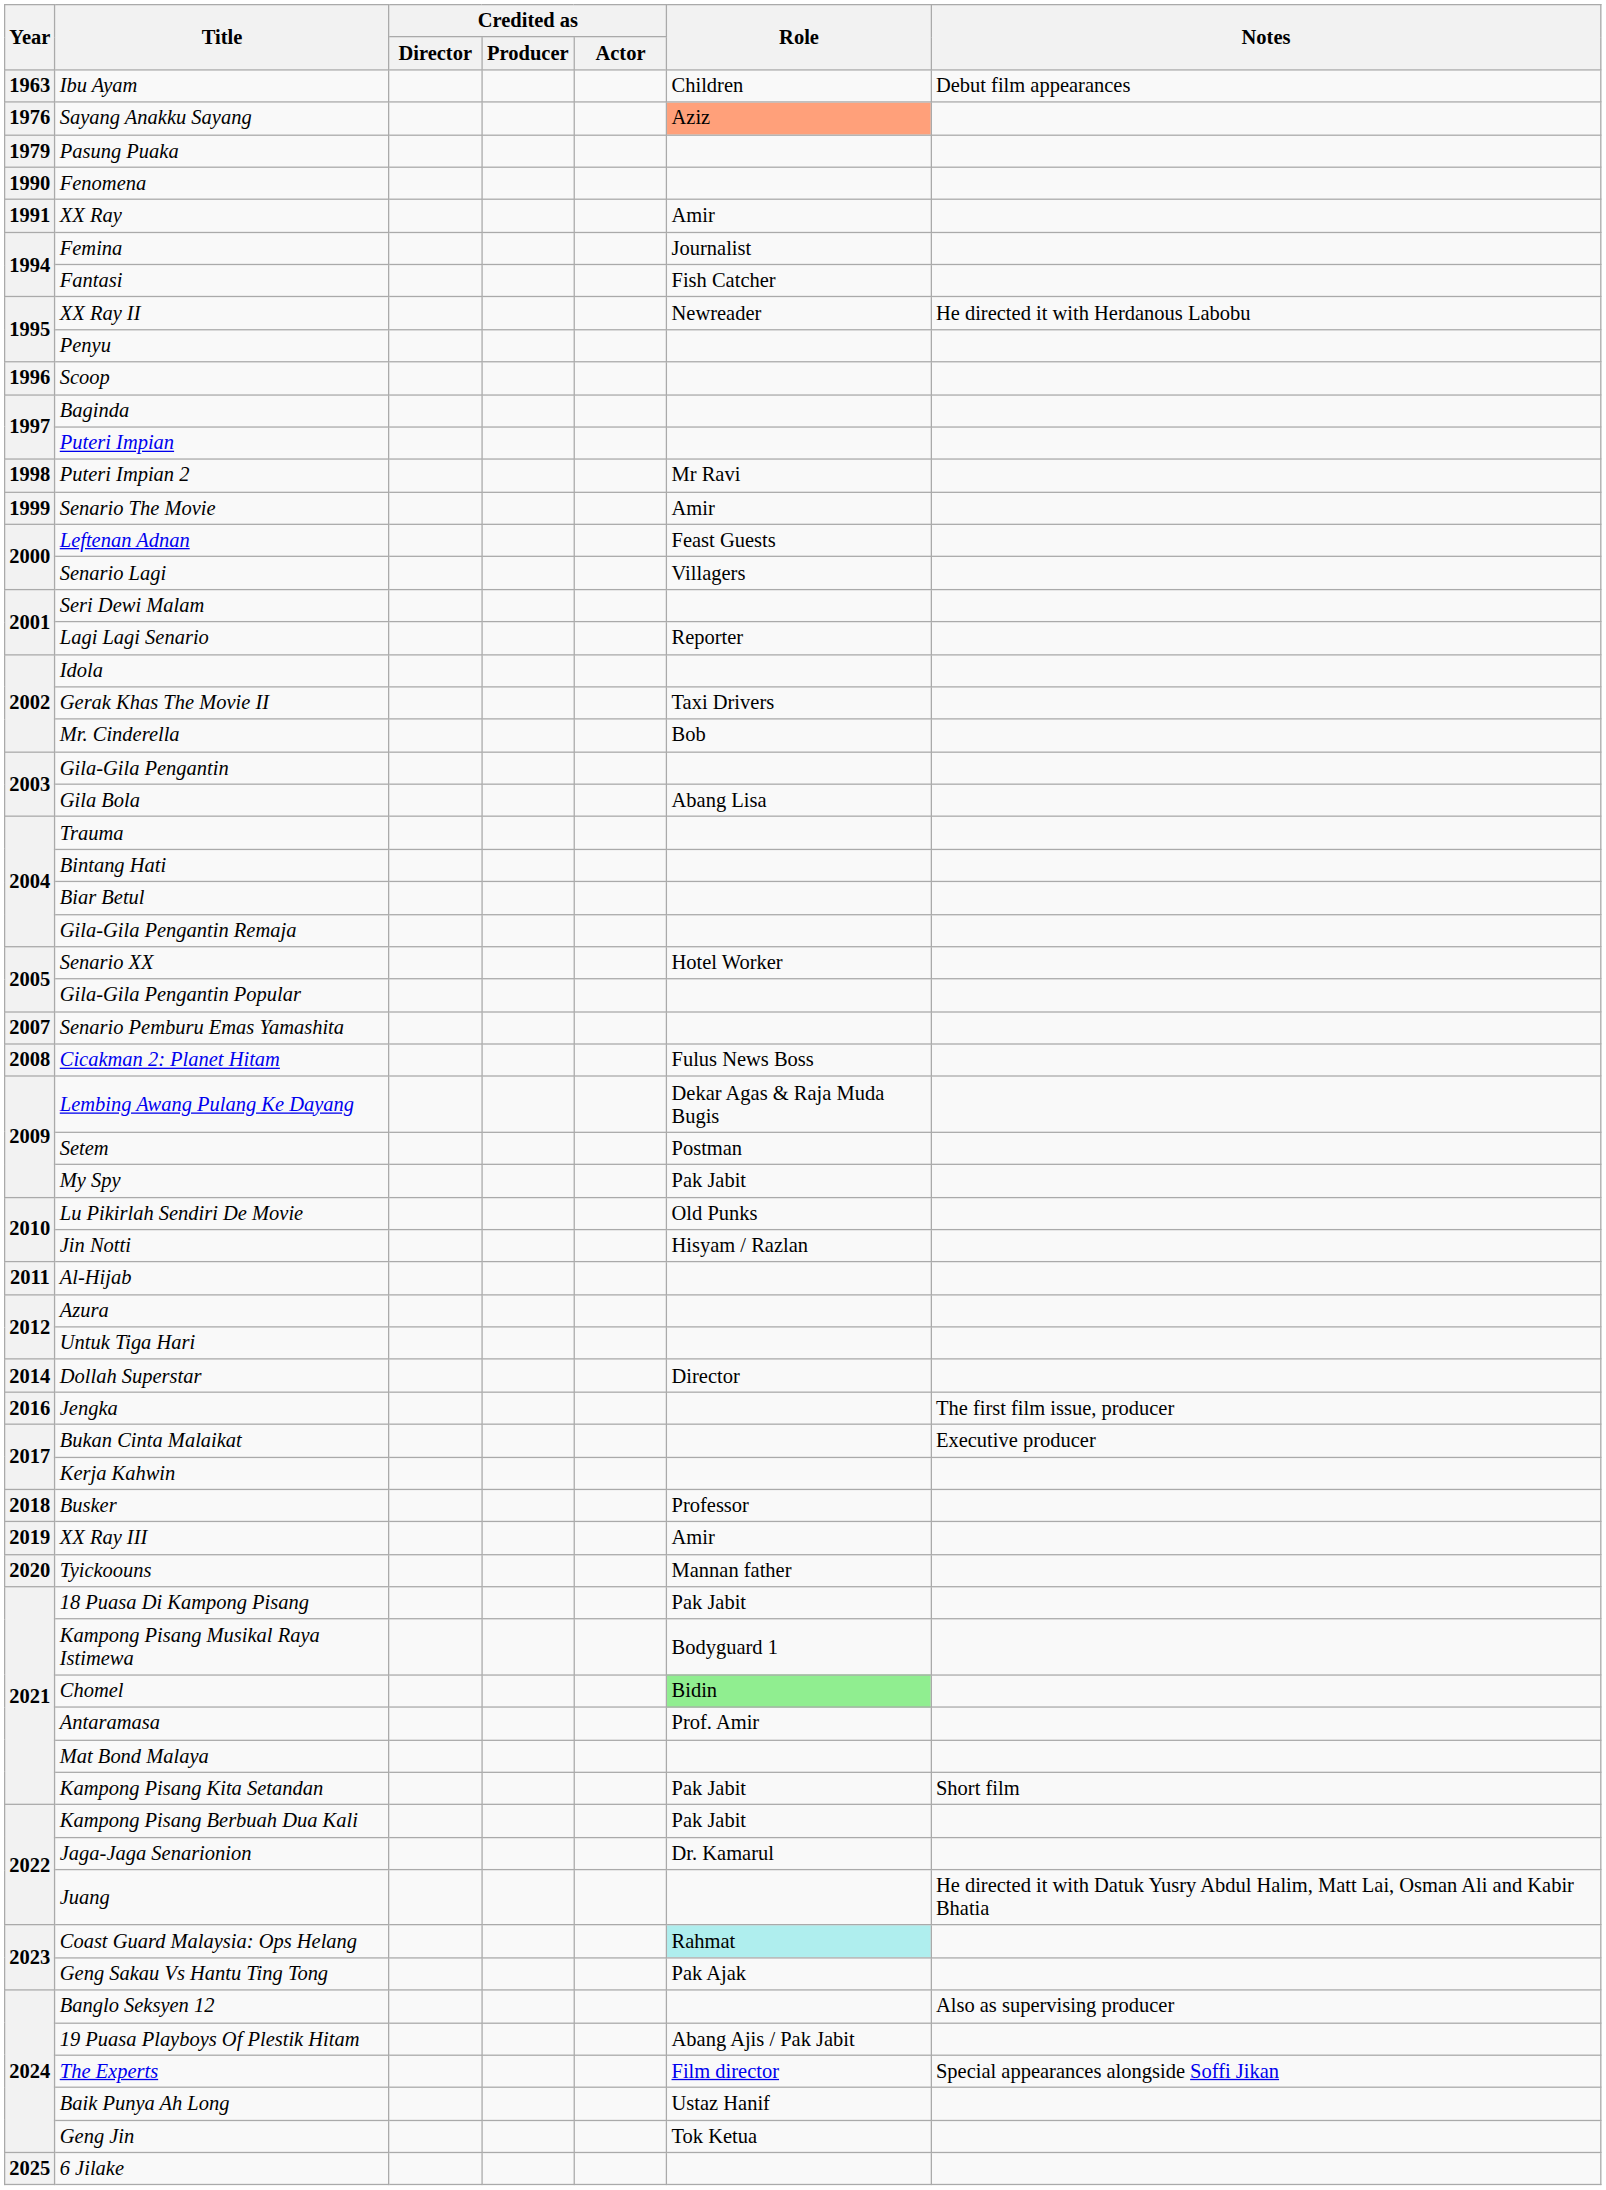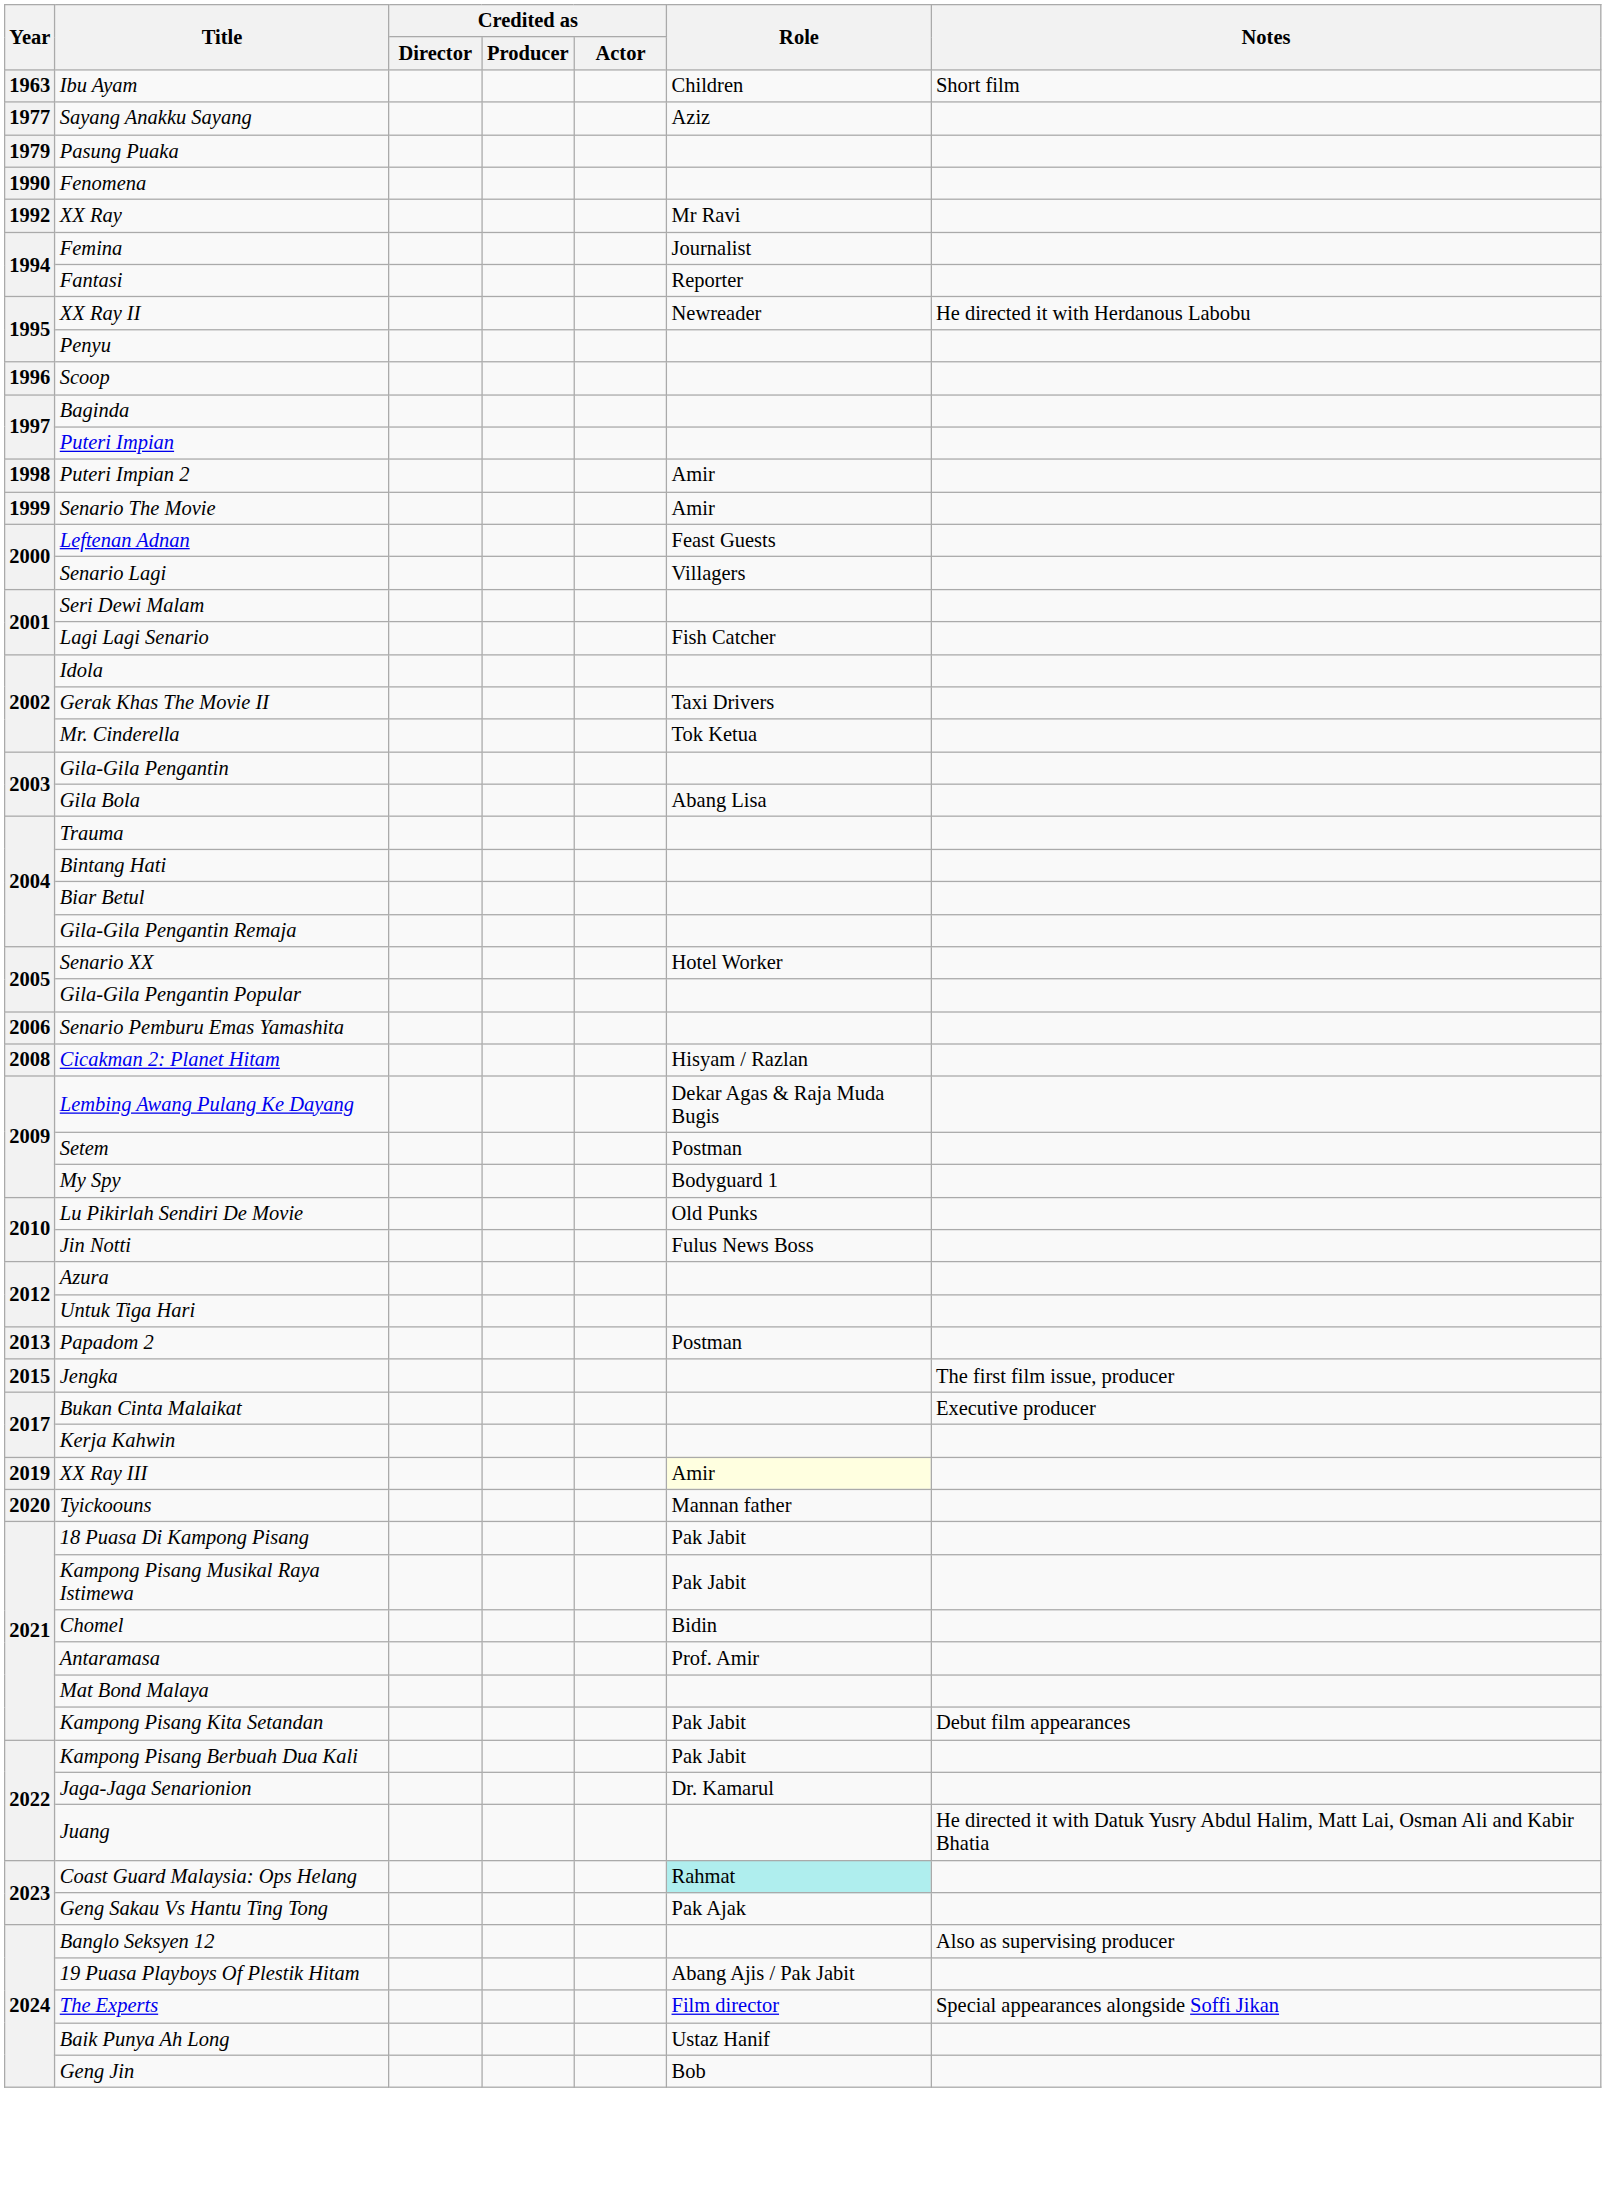(1033, 85) Debut film appearances -> (978, 85) Short film
(30, 118) 1976 -> (30, 118) 1977
(691, 118) lightsalmon background -> (691, 118) no background
(30, 215) 1991 -> (30, 215) 1992
(693, 215) Amir -> (706, 215) Mr Ravi
(724, 280) Fish Catcher -> (707, 280) Reporter
(706, 475) Mr Ravi -> (693, 475) Amir
(707, 637) Reporter -> (724, 637) Fish Catcher
(689, 735) Bob -> (714, 735) Tok Ketua
(30, 1027) 2007 -> (30, 1027) 2006
(743, 1060) Fulus News Boss -> (740, 1060) Hisyam / Razlan
(709, 1180) Pak Jabit -> (725, 1180) Bodyguard 1
(740, 1245) Hisyam / Razlan -> (743, 1245) Fulus News Boss
- row: (96, 1278)
+ row: (107, 1342)
- row: (131, 1375)
(30, 1407) 2016 -> (30, 1375) 2015
- row: (88, 1505)
(693, 1537) no background -> (693, 1472) lightyellow background
(725, 1646) Bodyguard 1 -> (709, 1581) Pak Jabit
(694, 1690) lightgreen background -> (694, 1625) no background
(978, 1788) Short film -> (1033, 1723) Debut film appearances
(714, 2136) Tok Ketua -> (689, 2071) Bob
- row: (92, 2168)
